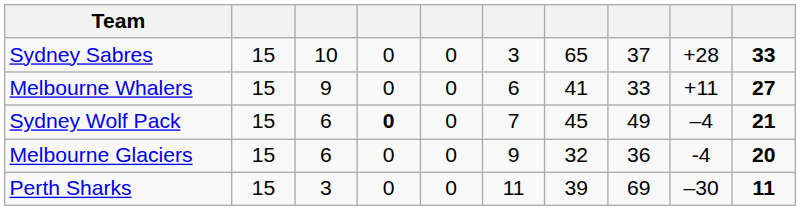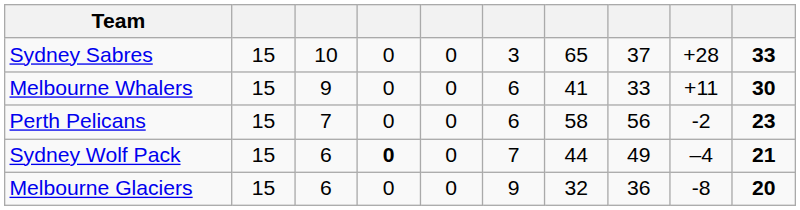(764, 88) 27 -> (764, 88) 30
+ row: (78, 121)
(576, 121) 45 -> (576, 155) 44
(701, 155) -4 -> (701, 188) -8
- row: (71, 188)
